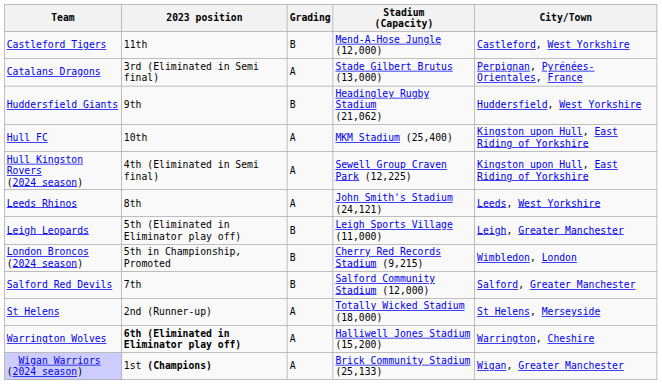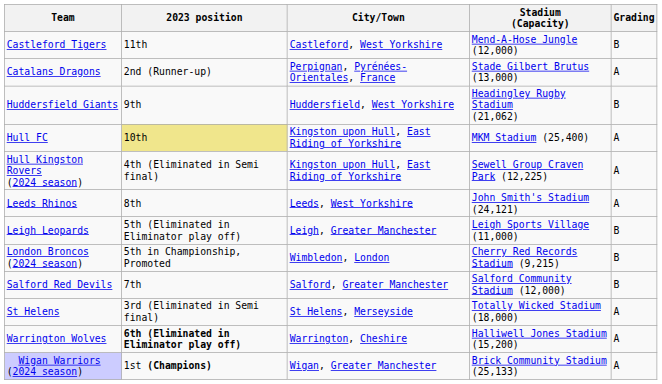columns swapped: (310, 18) <-> (566, 18)
(191, 72) 3rd (Eliminated in Semi final) -> (168, 72) 2nd (Runner-up)
(136, 138) no background -> (136, 138) khaki background
(168, 312) 2nd (Runner-up) -> (191, 312) 3rd (Eliminated in Semi final)
